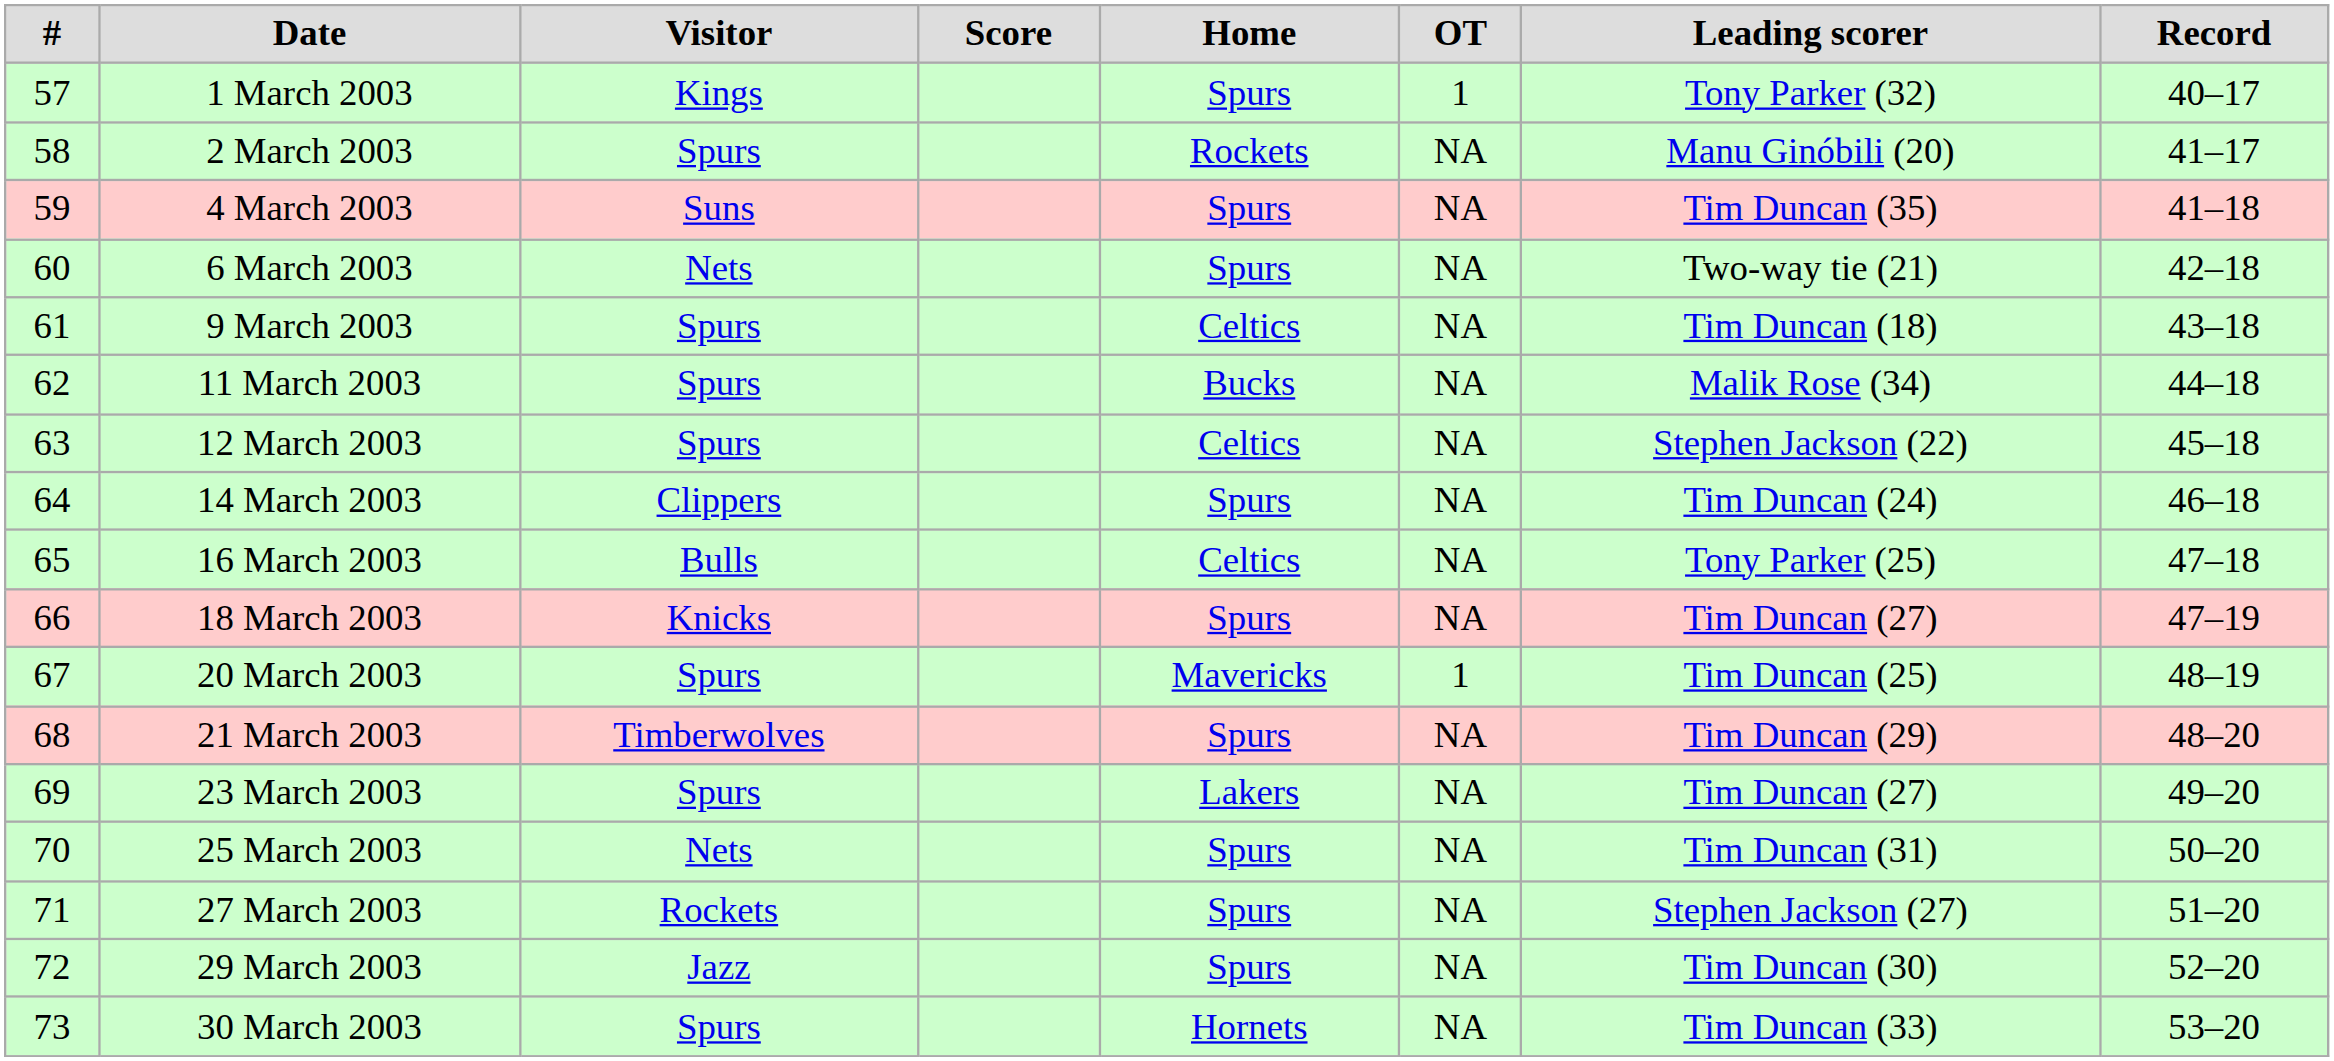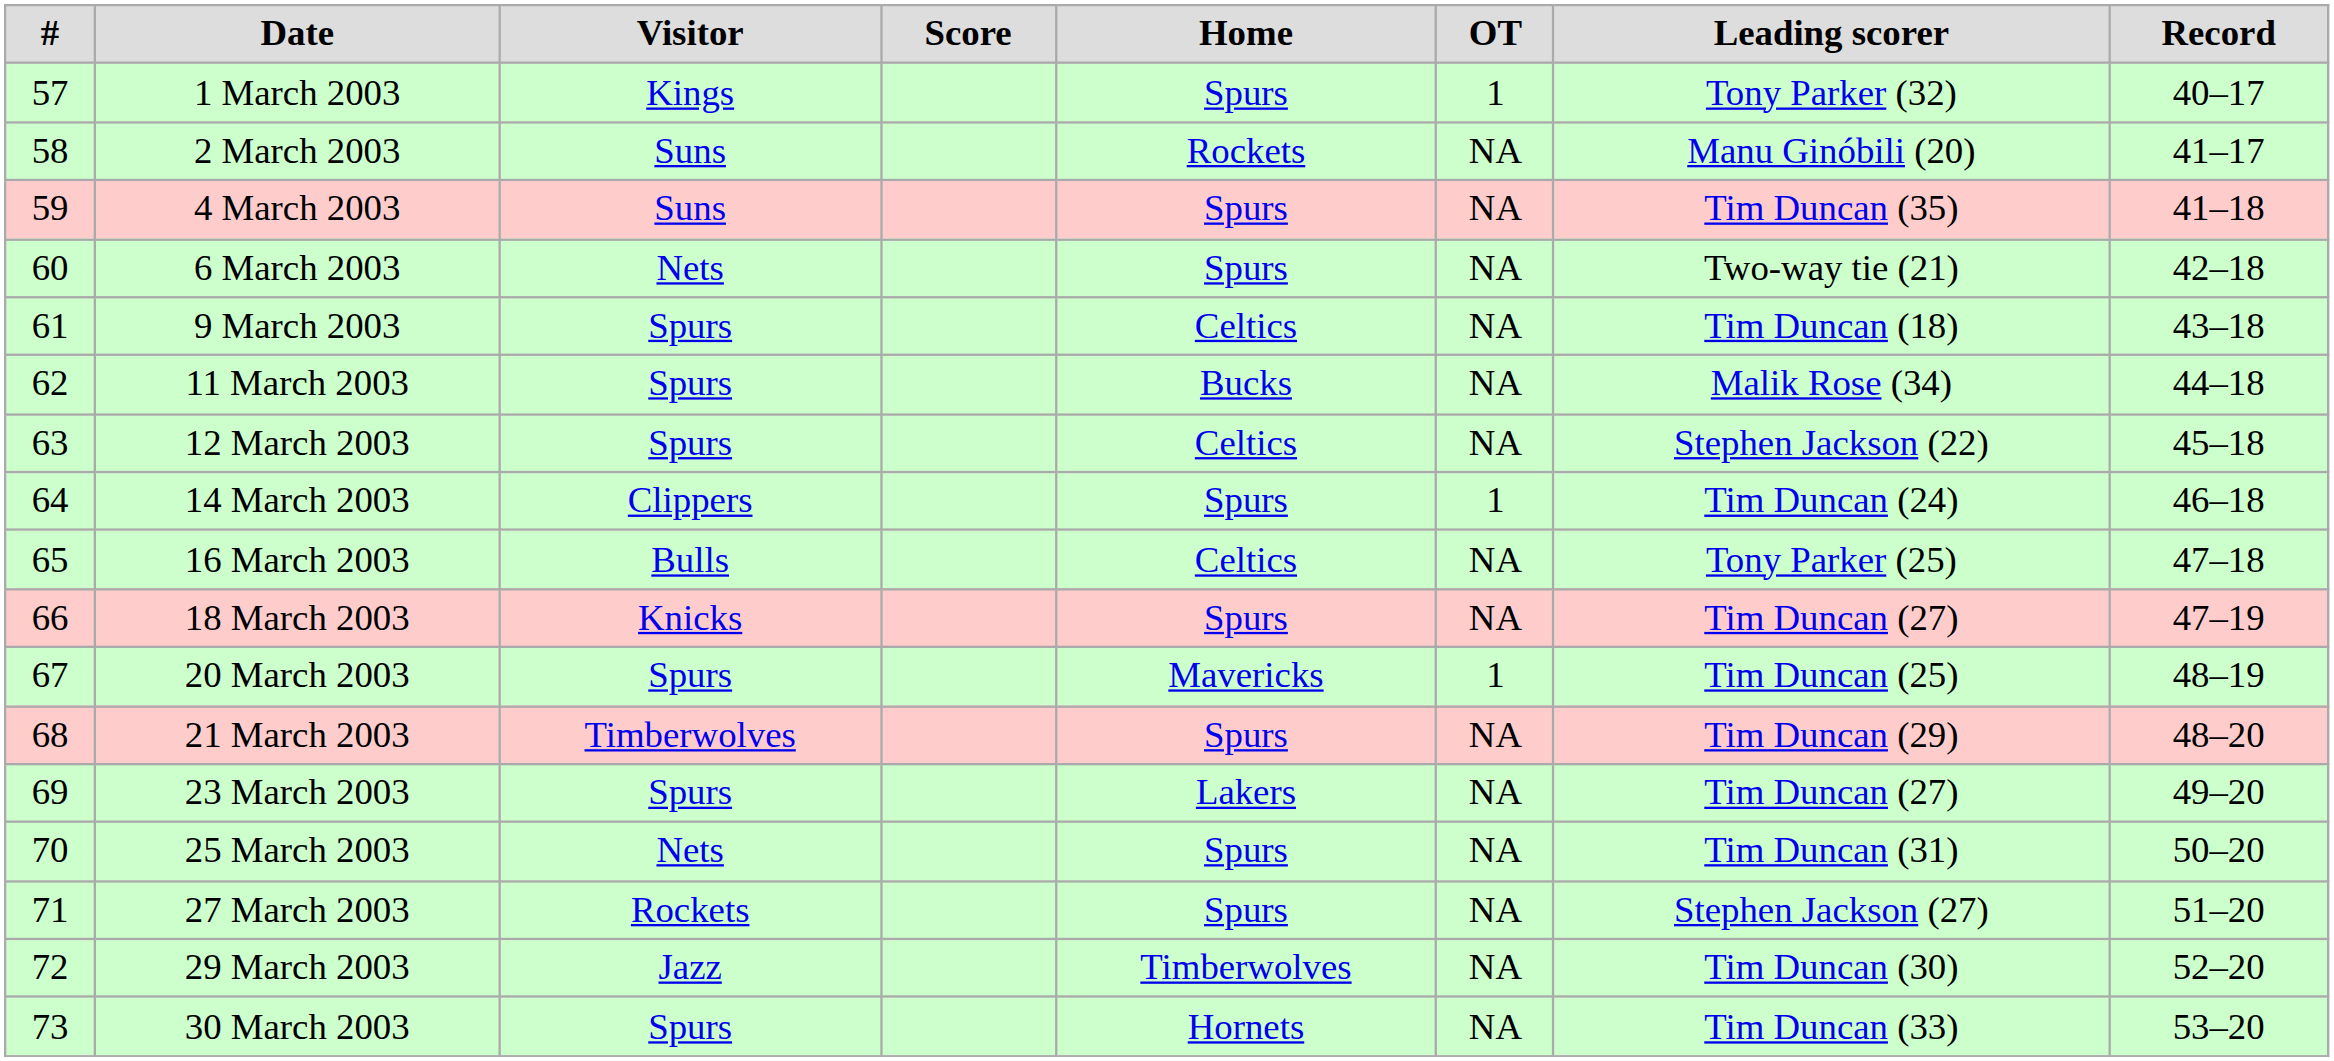(719, 150) Spurs -> (690, 150) Suns
(1460, 500) NA -> (1495, 500) 1
(1249, 967) Spurs -> (1246, 967) Timberwolves
